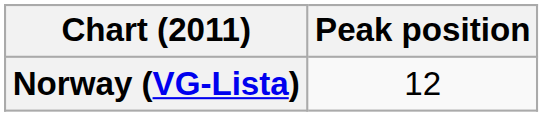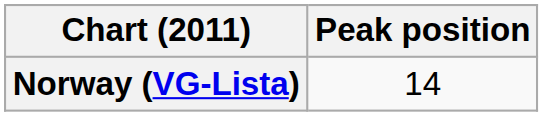(423, 83) 12 -> (423, 83) 14
